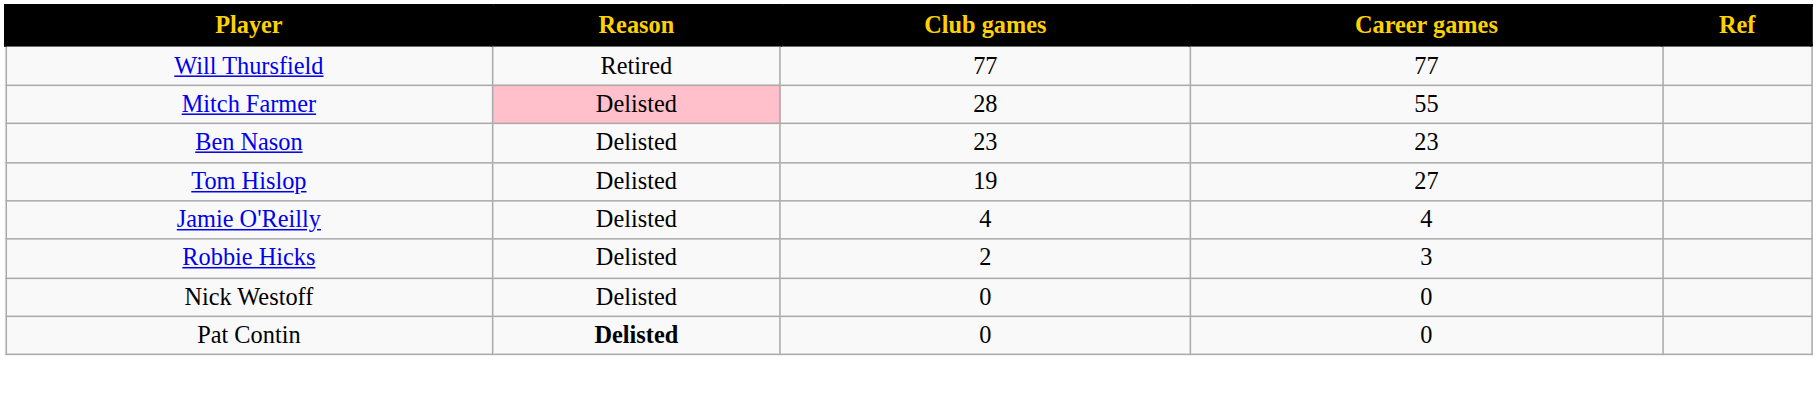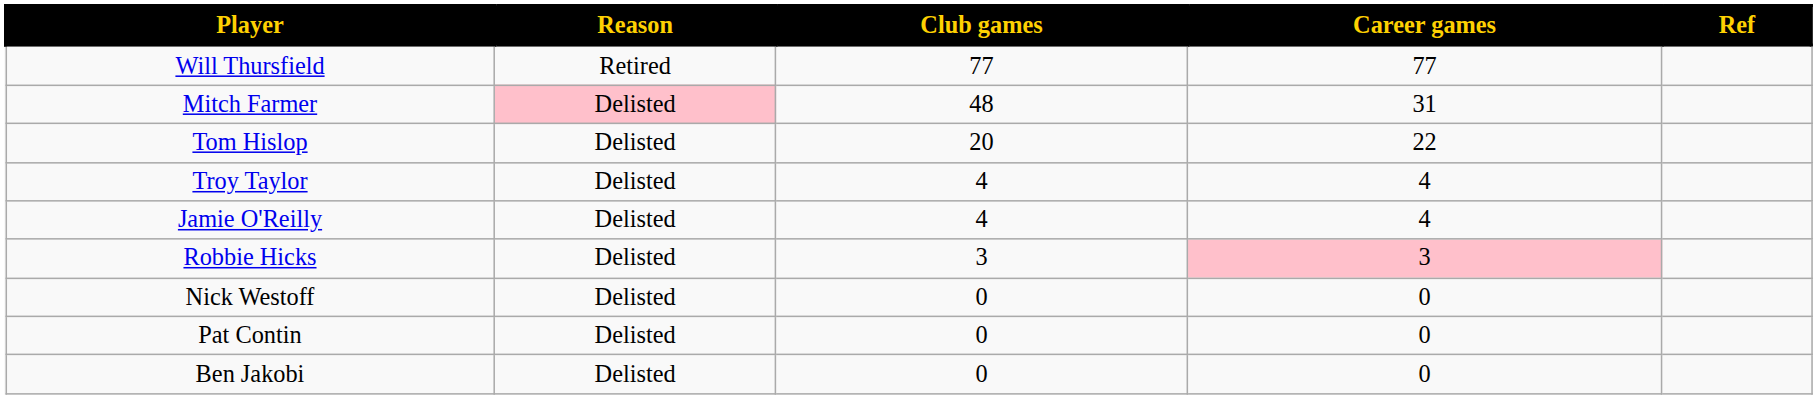(985, 103) 28 -> (982, 103) 48
(1426, 103) 55 -> (1425, 103) 31
- row: (249, 142)
(985, 181) 19 -> (982, 142) 20
(1426, 181) 27 -> (1425, 142) 22
+ row: (250, 181)
(985, 258) 2 -> (982, 258) 3
(1426, 258) no background -> (1425, 258) pink background
(636, 335) bold -> (635, 335) normal
+ row: (250, 373)
